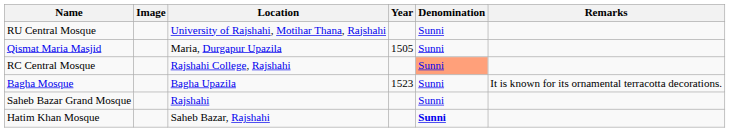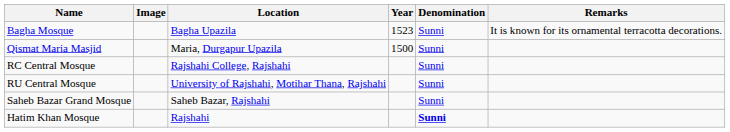rows swapped: (40, 83) <-> (51, 30)
(402, 48) 1505 -> (402, 48) 1500
(431, 65) lightsalmon background -> (431, 65) no background
(190, 100) Rajshahi -> (220, 100) Saheb Bazar, Rajshahi
(220, 118) Saheb Bazar, Rajshahi -> (190, 118) Rajshahi
